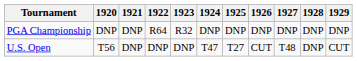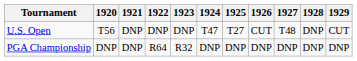rows swapped: (29, 47) <-> (49, 30)
